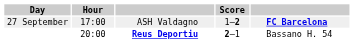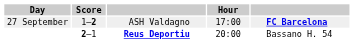columns swapped: (93, 10) <-> (232, 10)
